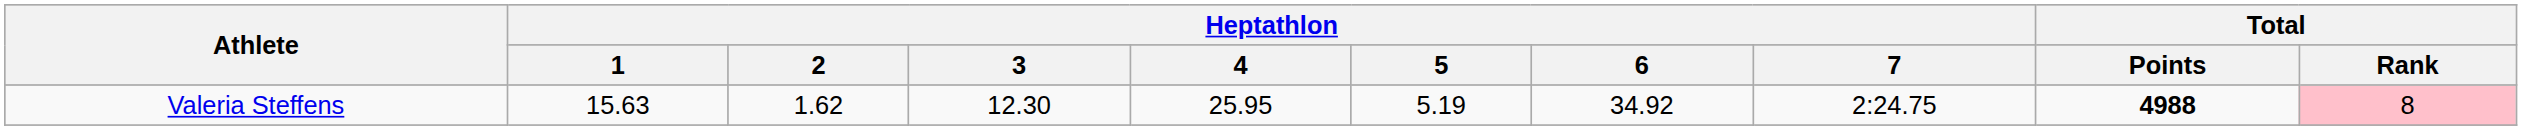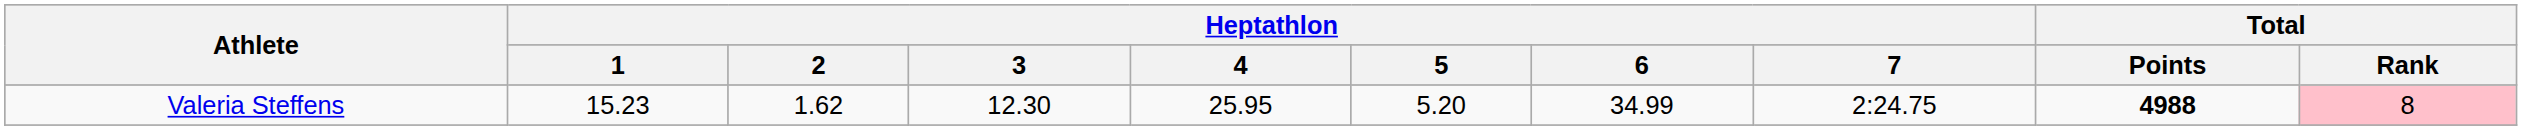(618, 105) 15.63 -> (618, 105) 15.23
(1441, 105) 5.19 -> (1441, 105) 5.20
(1642, 105) 34.92 -> (1642, 105) 34.99
